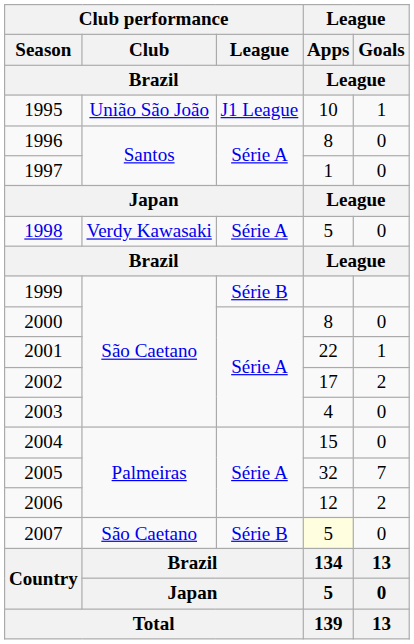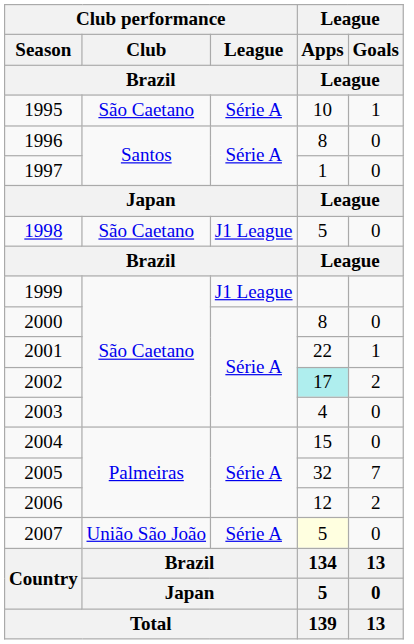(149, 110) União São João -> (146, 110) São Caetano
(259, 110) J1 League -> (254, 110) Série A
(149, 230) Verdy Kawasaki -> (146, 230) São Caetano
(259, 230) Série A -> (254, 230) J1 League
(259, 291) Série B -> (254, 291) J1 League
(328, 381) no background -> (322, 381) paleturquoise background
(149, 532) São Caetano -> (146, 532) União São João
(259, 532) Série B -> (254, 532) Série A
